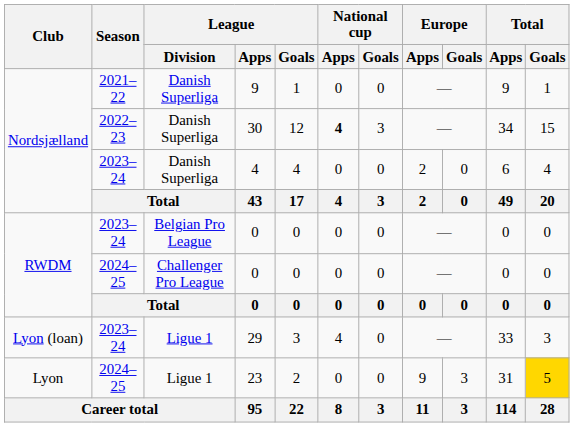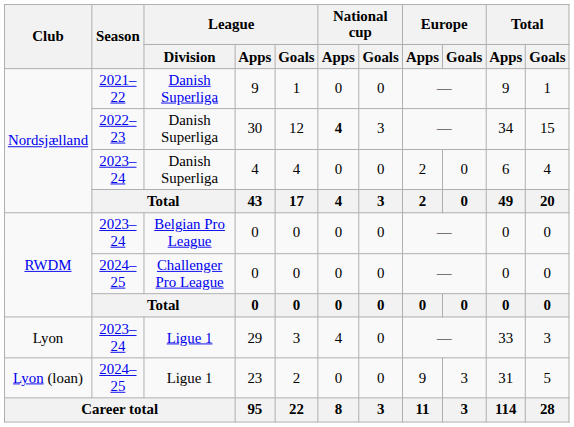(48, 337) Lyon (loan) -> (48, 337) Lyon
(48, 377) Lyon -> (48, 377) Lyon (loan)
(547, 377) gold background -> (547, 377) no background
